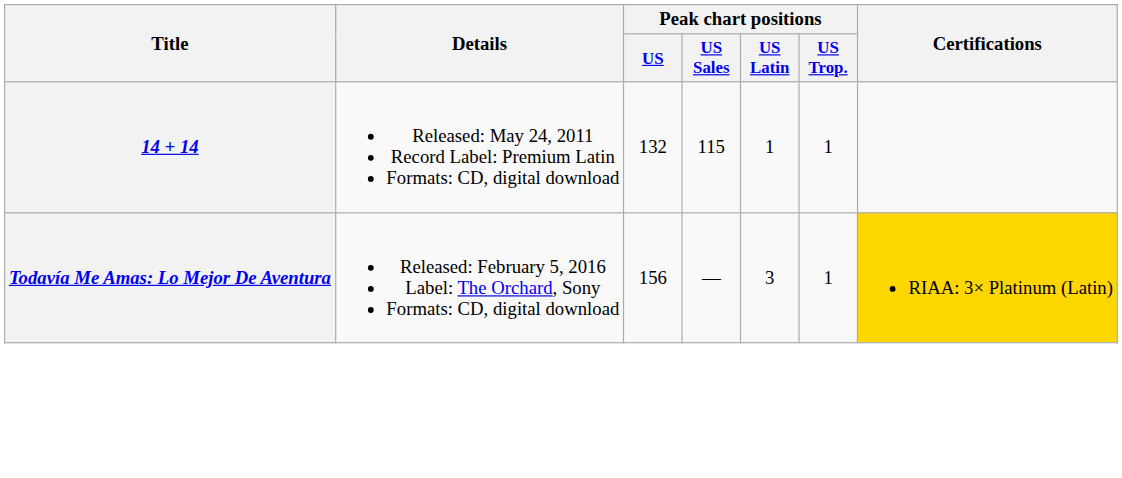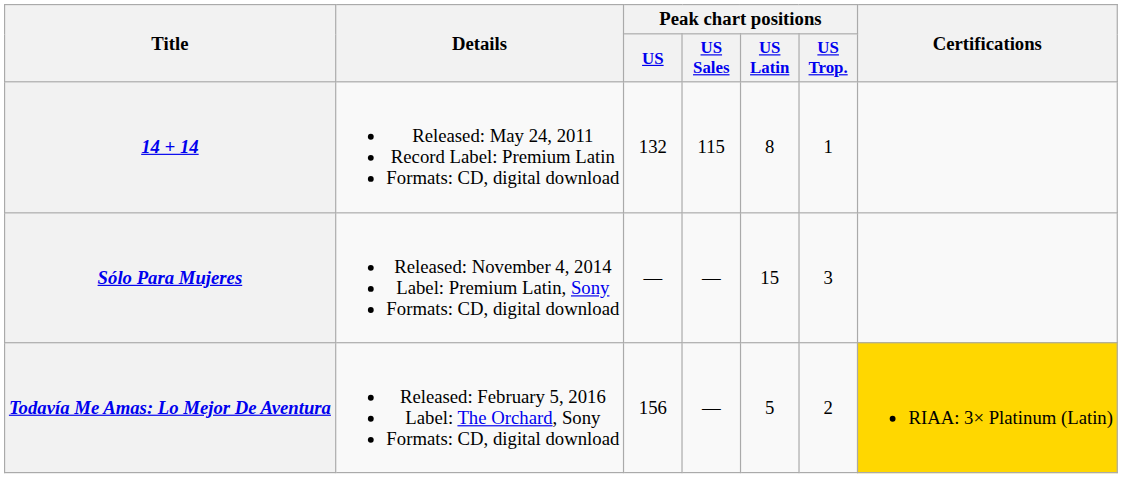(770, 147) 1 -> (770, 147) 8
+ row: (170, 277)
(770, 277) 3 -> (770, 407) 5
(828, 277) 1 -> (828, 407) 2
